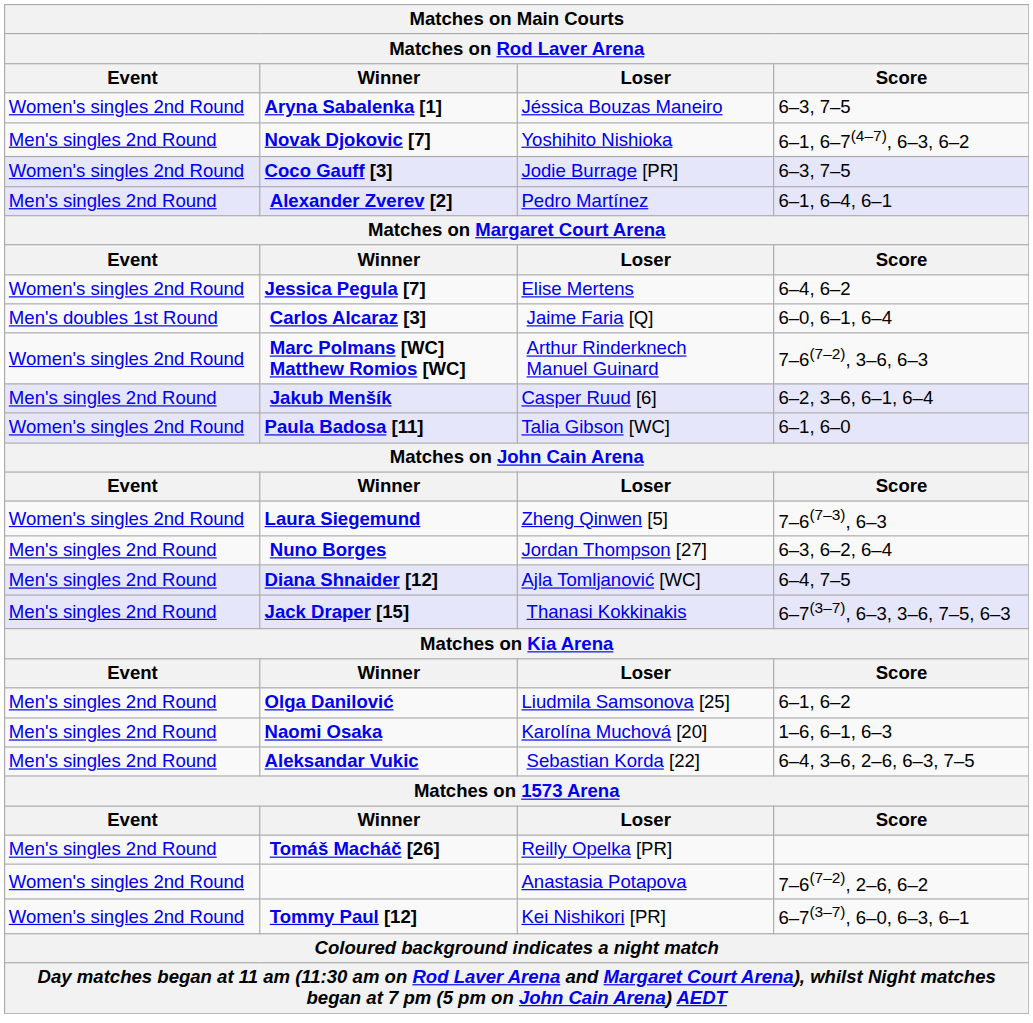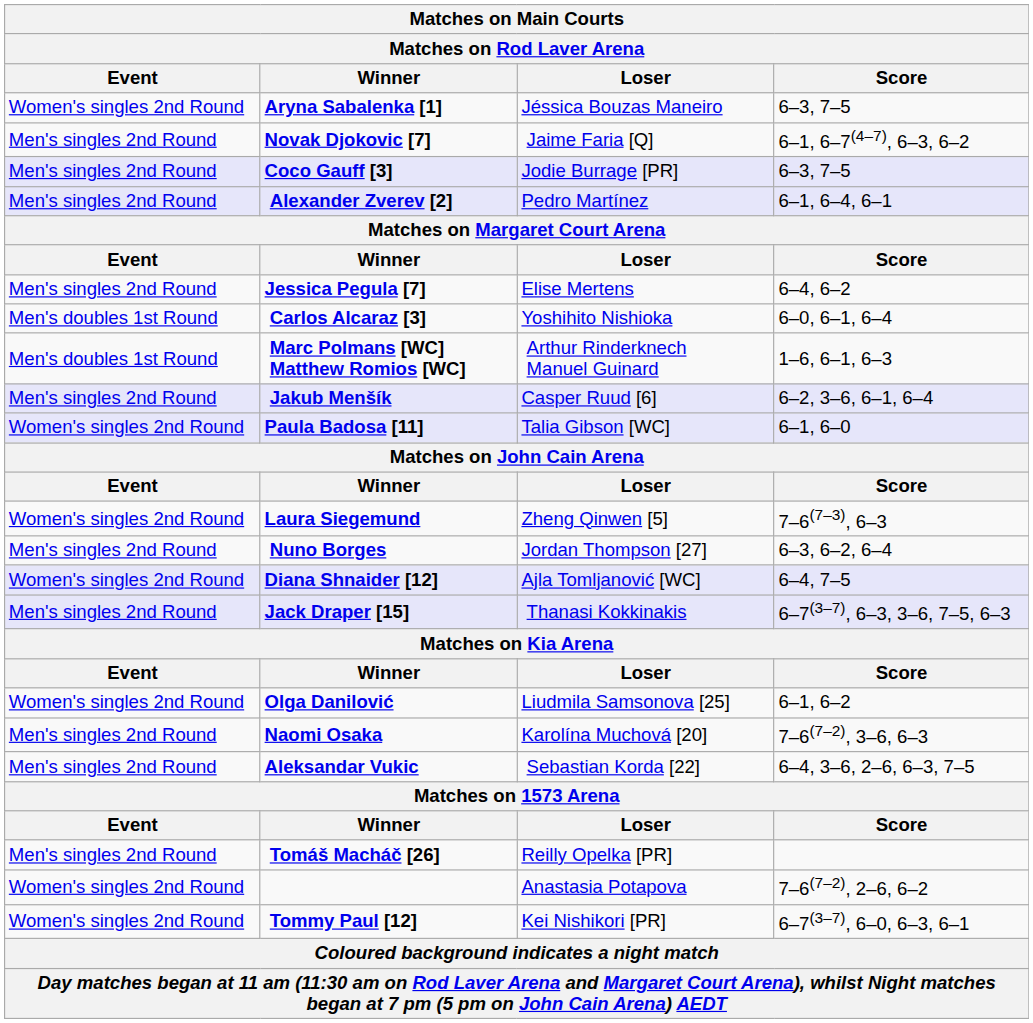(597, 139) Yoshihito Nishioka -> (587, 139) Jaime Faria [Q]
(127, 171) Women's singles 2nd Round -> (113, 171) Men's singles 2nd Round
(127, 289) Women's singles 2nd Round -> (113, 289) Men's singles 2nd Round
(587, 318) Jaime Faria [Q] -> (597, 318) Yoshihito Nishioka
(127, 358) Women's singles 2nd Round -> (113, 358) Men's doubles 1st Round
(853, 358) 7–6(7–2), 3–6, 6–3 -> (835, 358) 1–6, 6–1, 6–3
(113, 579) Men's singles 2nd Round -> (127, 579) Women's singles 2nd Round
(113, 702) Men's singles 2nd Round -> (127, 702) Women's singles 2nd Round
(835, 732) 1–6, 6–1, 6–3 -> (853, 734) 7–6(7–2), 3–6, 6–3
